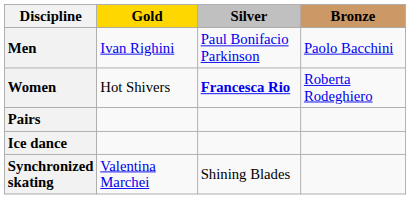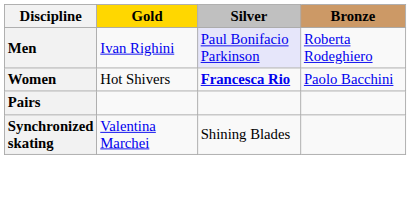(245, 47) no background -> (245, 47) lavender background
(349, 47) Paolo Bacchini -> (338, 47) Roberta Rodeghiero
(338, 87) Roberta Rodeghiero -> (349, 79) Paolo Bacchini
- row: (37, 142)
